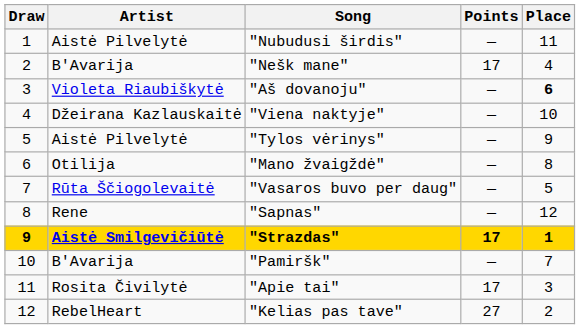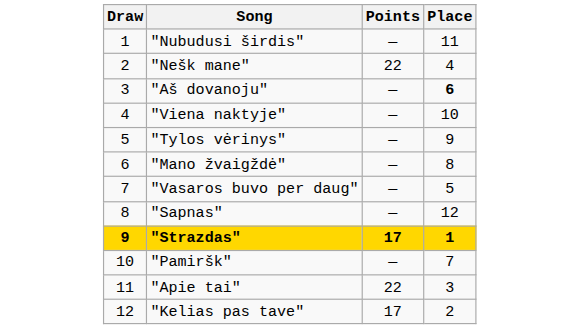- column: (147, 17)
(491, 66) 17 -> (393, 66) 22
(491, 287) 17 -> (393, 287) 22
(491, 312) 27 -> (393, 312) 17
